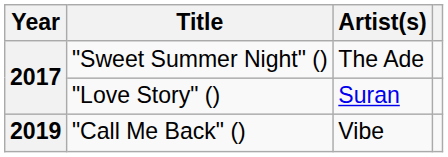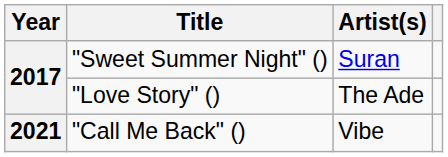(381, 59) The Ade -> (369, 59) Suran
(369, 95) Suran -> (381, 95) The Ade
(36, 132) 2019 -> (36, 132) 2021
